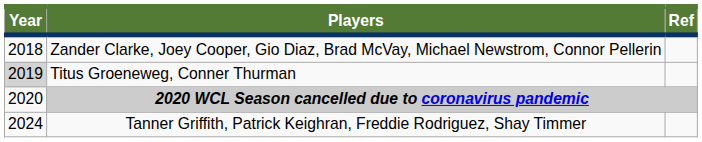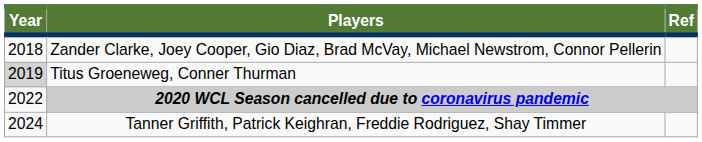(26, 99) 2020 -> (26, 99) 2022
